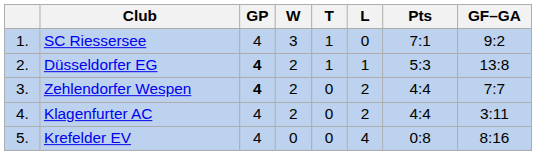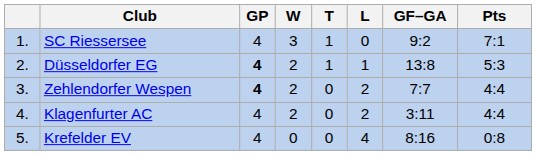columns swapped: (494, 16) <-> (420, 16)
